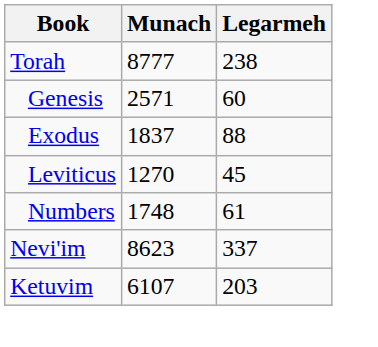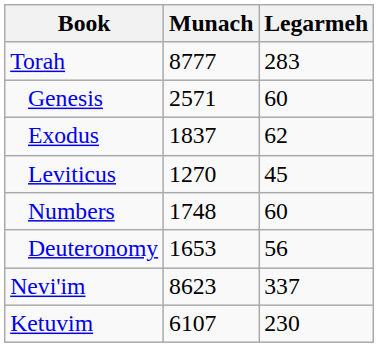(240, 60) 238 -> (282, 60) 283
(234, 135) 88 -> (276, 135) 62
(234, 211) 61 -> (276, 211) 60
+ row: (84, 248)
(240, 286) 203 -> (282, 323) 230
